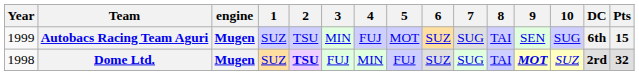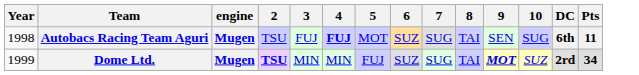- column: (274, 15)
(21, 38) 1999 -> (21, 38) 1998
(338, 38) MIN -> (306, 38) FUJ
(370, 38) normal -> (339, 38) bold
(622, 38) 15 -> (590, 38) 11
(21, 60) 1998 -> (21, 60) 1999
(338, 60) FUJ -> (306, 60) MIN
(622, 60) 32 -> (590, 60) 34
